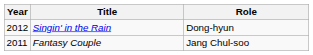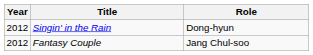(17, 43) 2011 -> (17, 43) 2012
